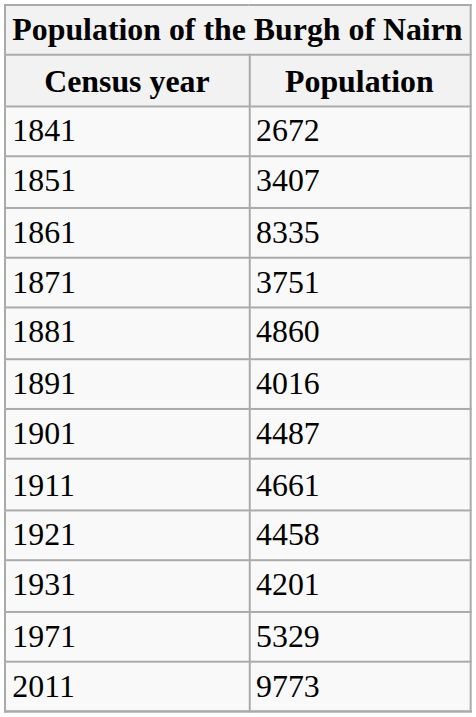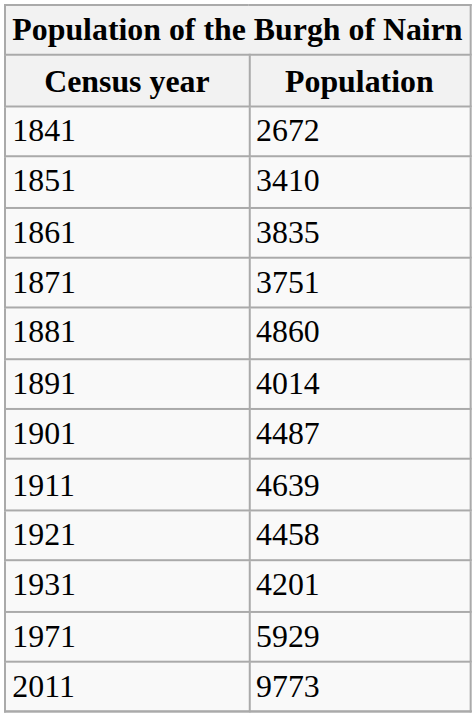(288, 181) 3407 -> (288, 181) 3410
(288, 231) 8335 -> (288, 231) 3835
(288, 383) 4016 -> (288, 383) 4014
(288, 484) 4661 -> (288, 484) 4639
(288, 635) 5329 -> (288, 635) 5929
